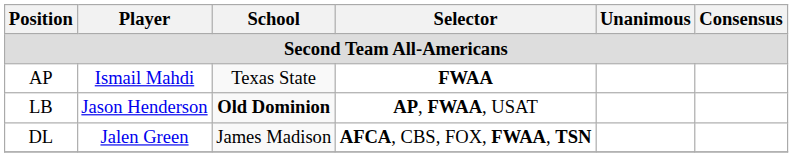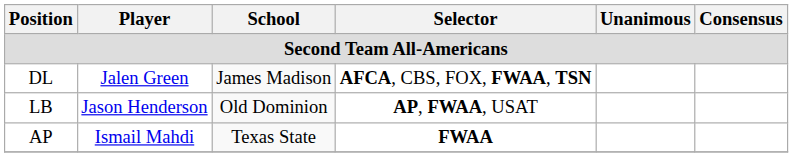rows swapped: (41, 136) <-> (41, 78)
(274, 107) bold -> (274, 107) normal
